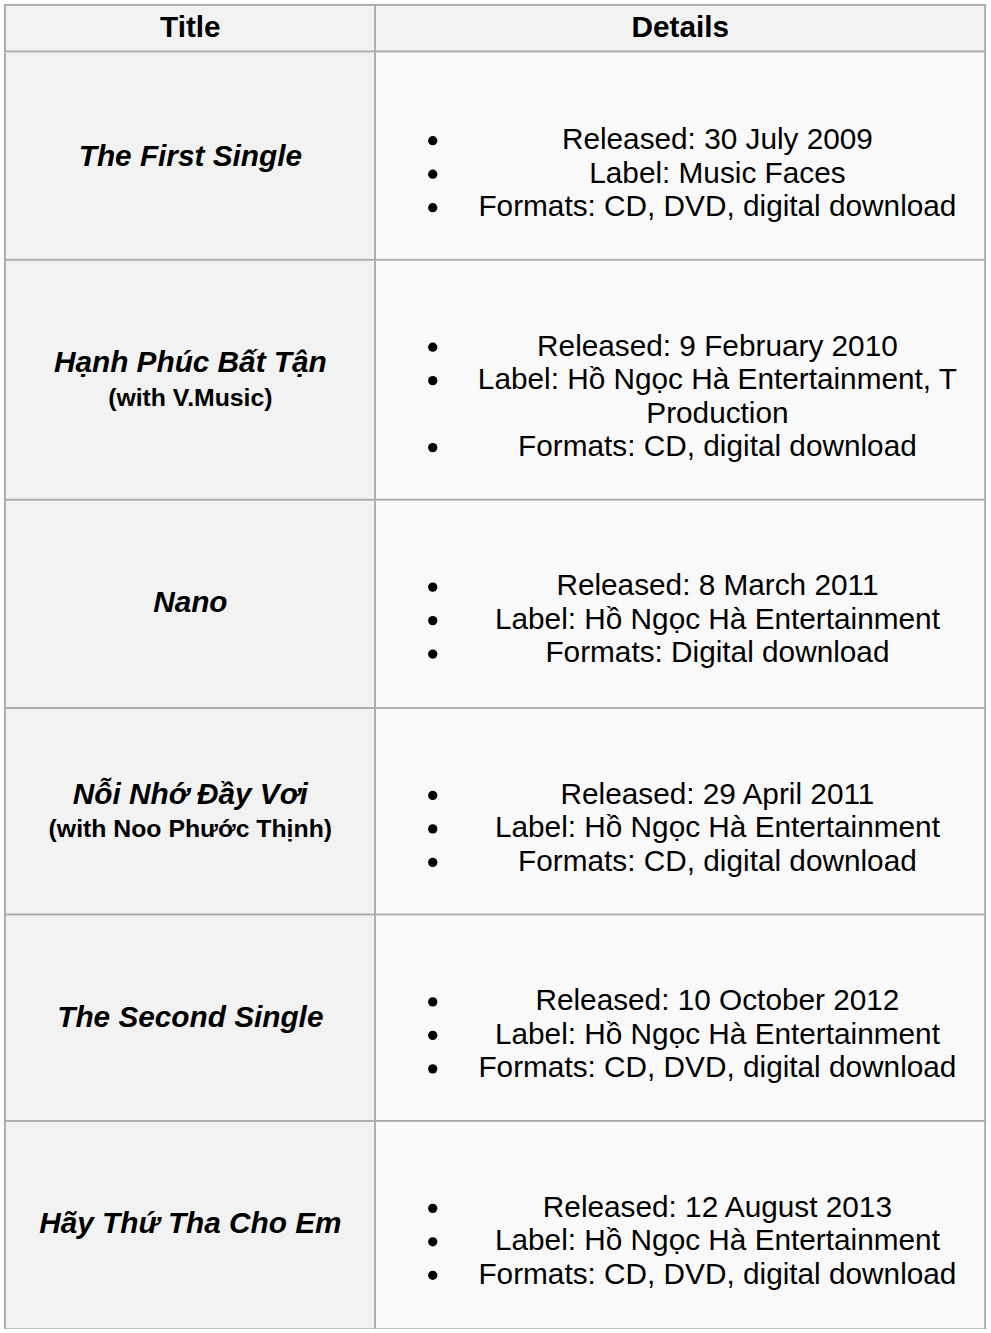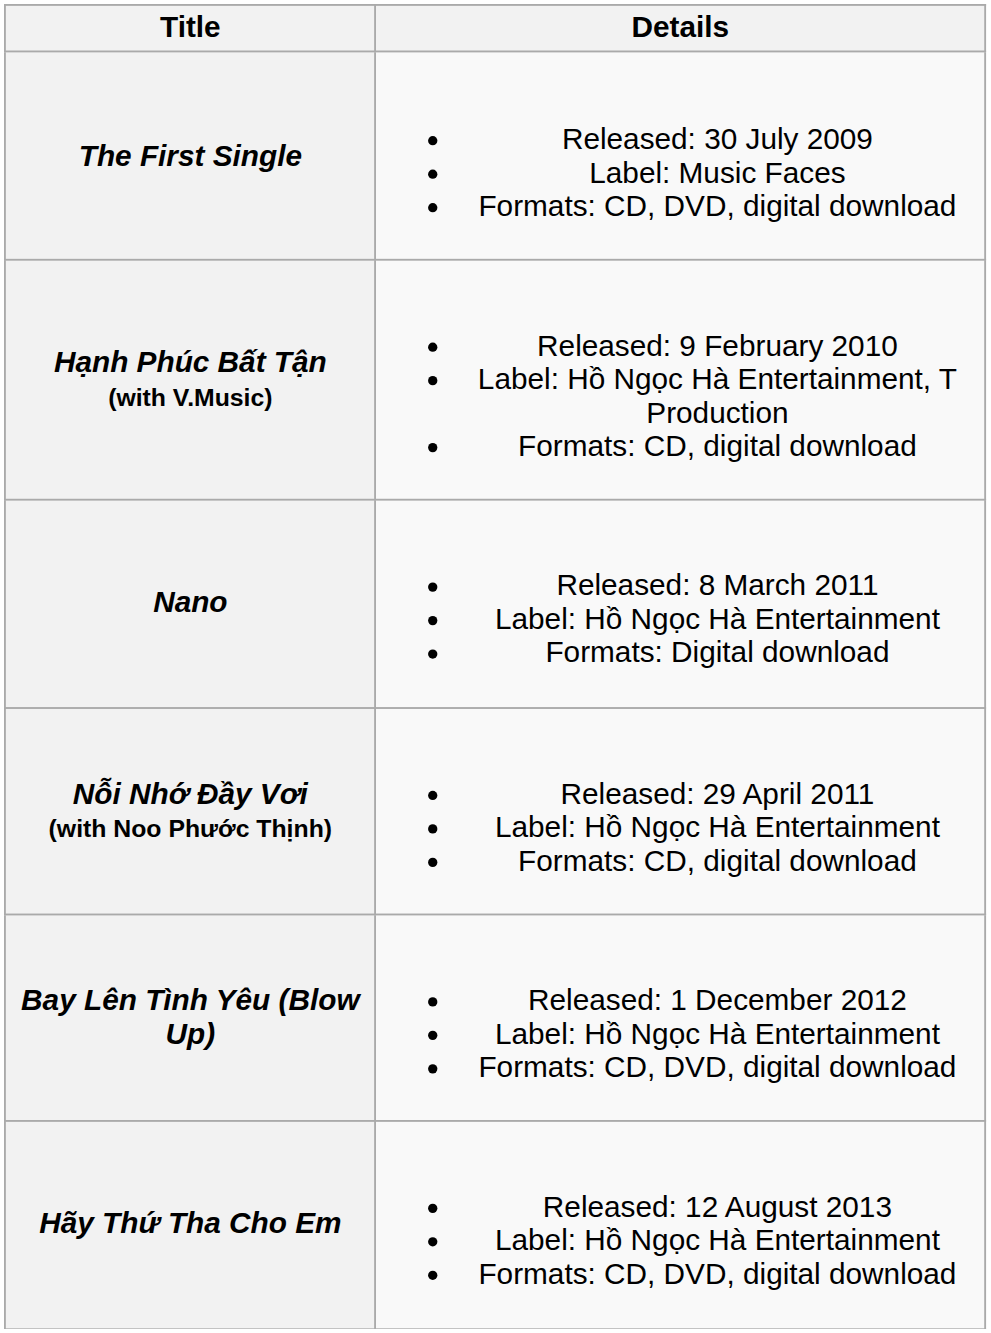- row: (190, 1017)
+ row: (190, 1017)
